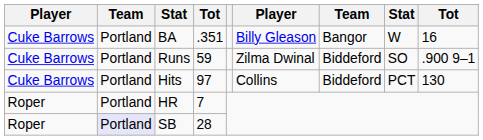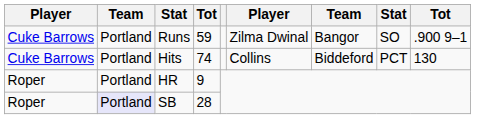- row: (167, 37)
(352, 59) Biddeford -> (337, 37) Bangor
(204, 80) 97 -> (204, 59) 74
(200, 102) 7 -> (200, 80) 9
